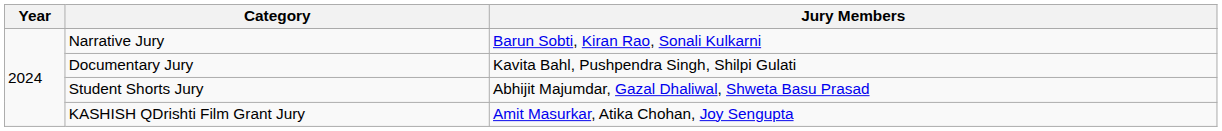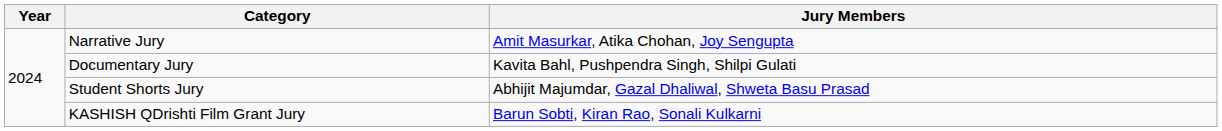(627, 41) Barun Sobti, Kiran Rao, Sonali Kulkarni -> (643, 41) Amit Masurkar, Atika Chohan, Joy Sengupta
(643, 114) Amit Masurkar, Atika Chohan, Joy Sengupta -> (627, 114) Barun Sobti, Kiran Rao, Sonali Kulkarni
